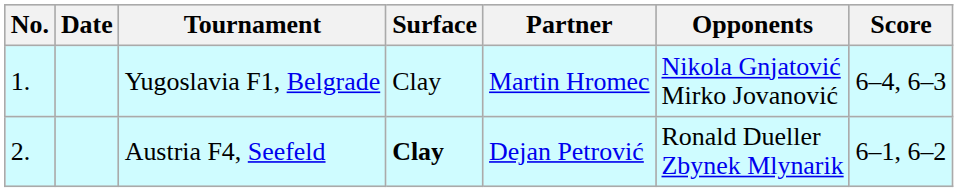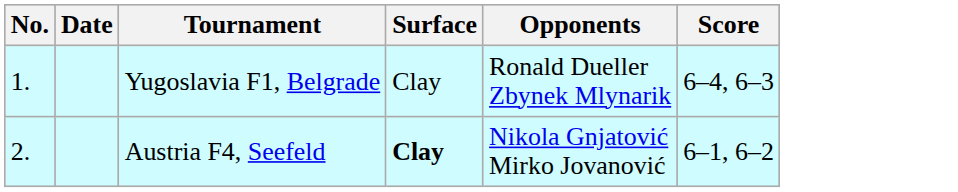- column: (569, 25)
(751, 80) Nikola Gnjatović Mirko Jovanović -> (580, 80) Ronald Dueller Zbynek Mlynarik
(753, 151) Ronald Dueller Zbynek Mlynarik -> (579, 151) Nikola Gnjatović Mirko Jovanović
